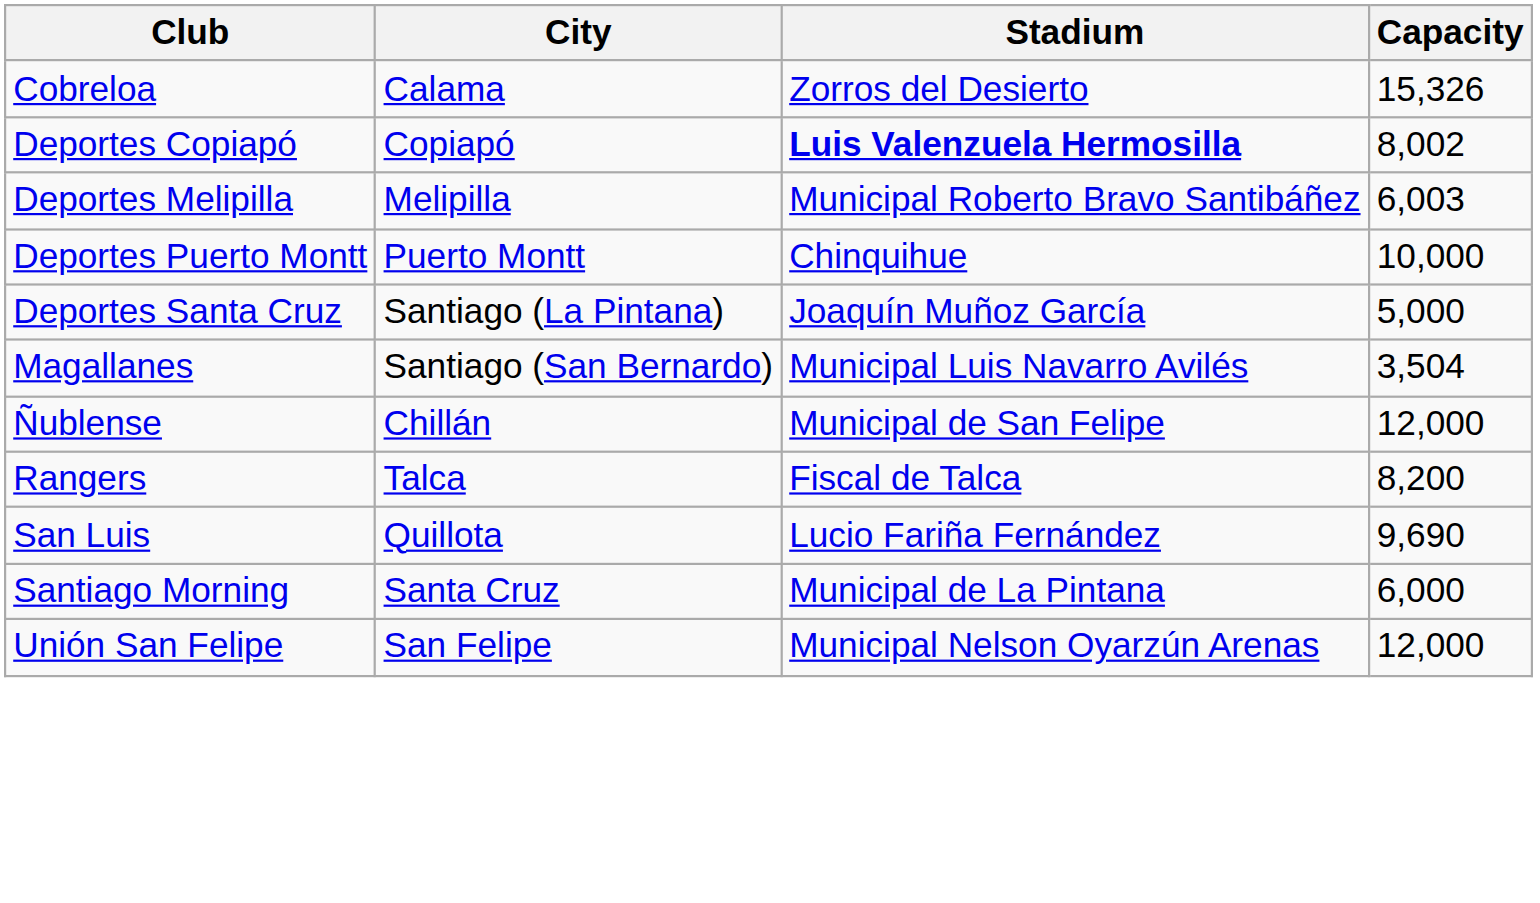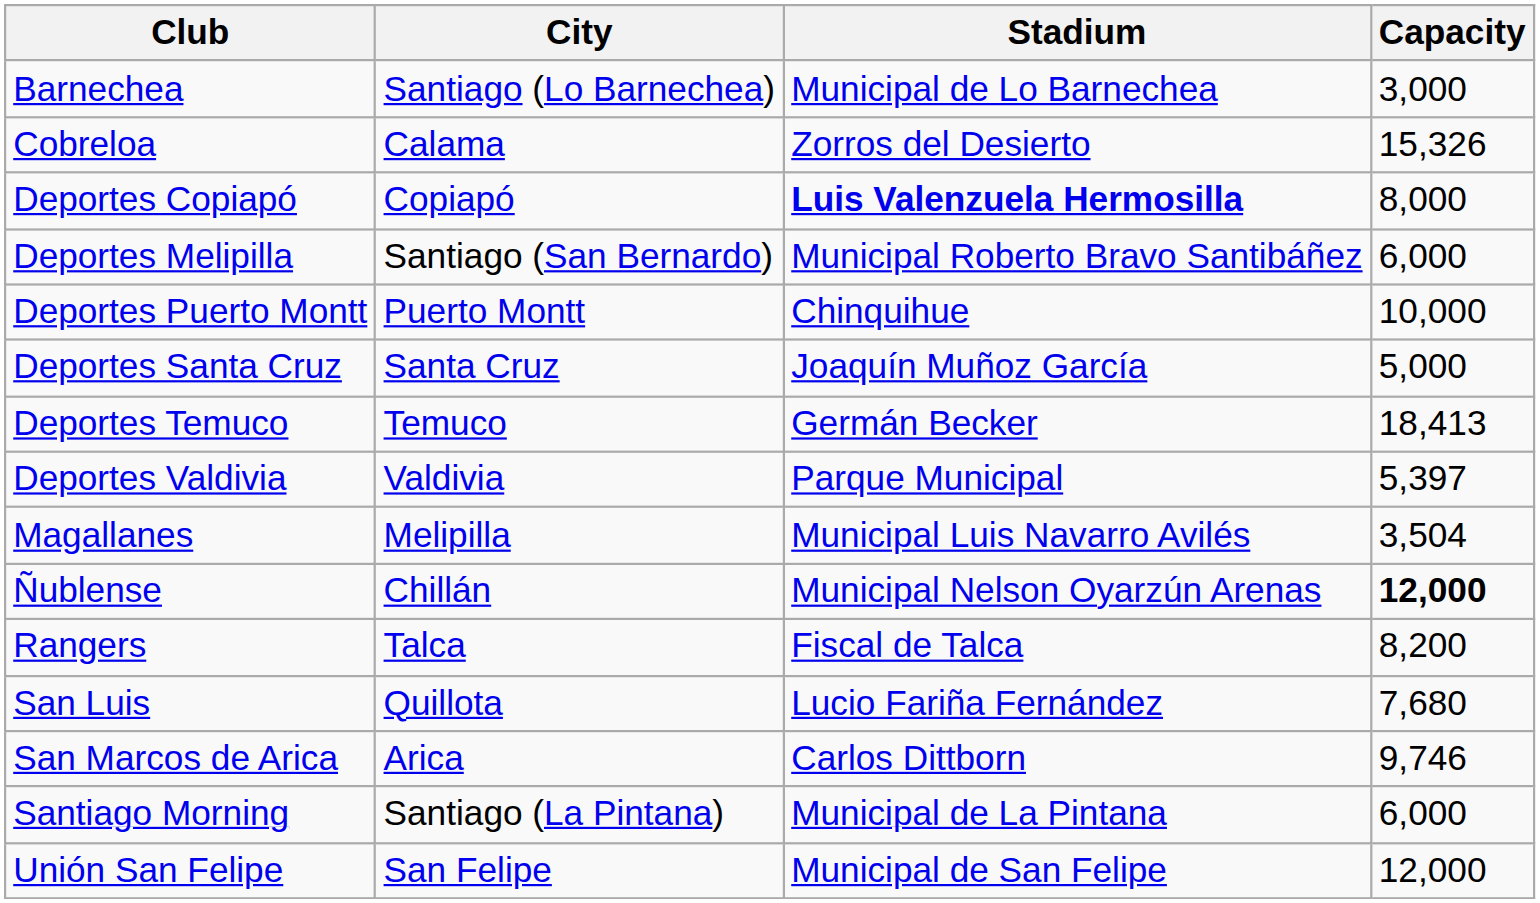+ row: (98, 88)
(1421, 144) 8,002 -> (1423, 199) 8,000
(447, 199) Melipilla -> (578, 255) Santiago (San Bernardo)
(1421, 199) 6,003 -> (1423, 255) 6,000
(554, 311) Santiago (La Pintana) -> (472, 367) Santa Cruz
+ row: (151, 423)
+ row: (150, 479)
(578, 367) Santiago (San Bernardo) -> (447, 534) Melipilla
(977, 423) Municipal de San Felipe -> (1056, 590) Municipal Nelson Oyarzún Arenas
(1431, 423) normal -> (1433, 590) bold
(1421, 534) 9,690 -> (1423, 702) 7,680
+ row: (176, 758)
(472, 590) Santa Cruz -> (554, 813) Santiago (La Pintana)
(1054, 646) Municipal Nelson Oyarzún Arenas -> (979, 869) Municipal de San Felipe
